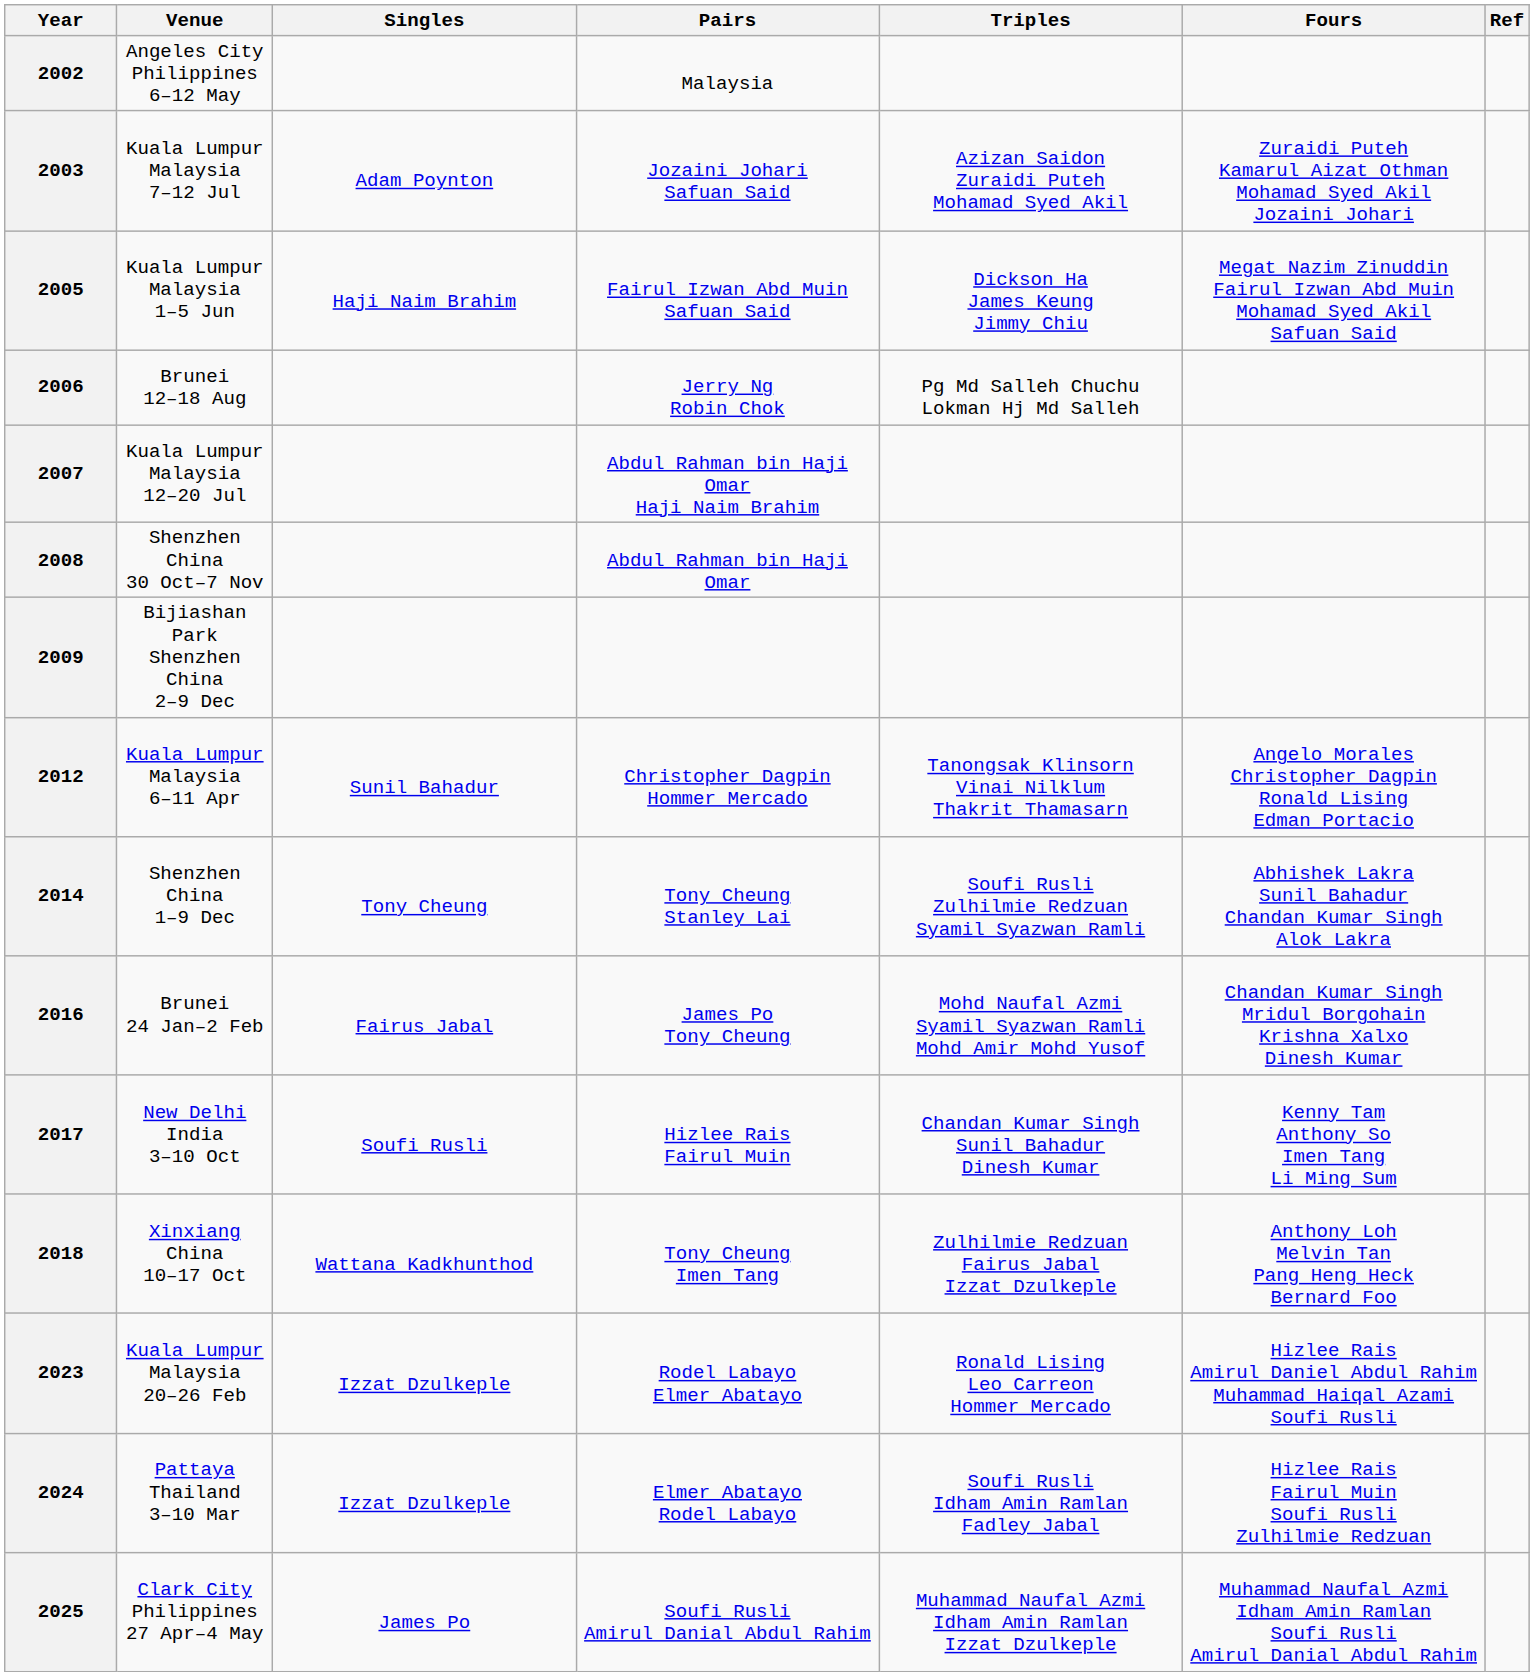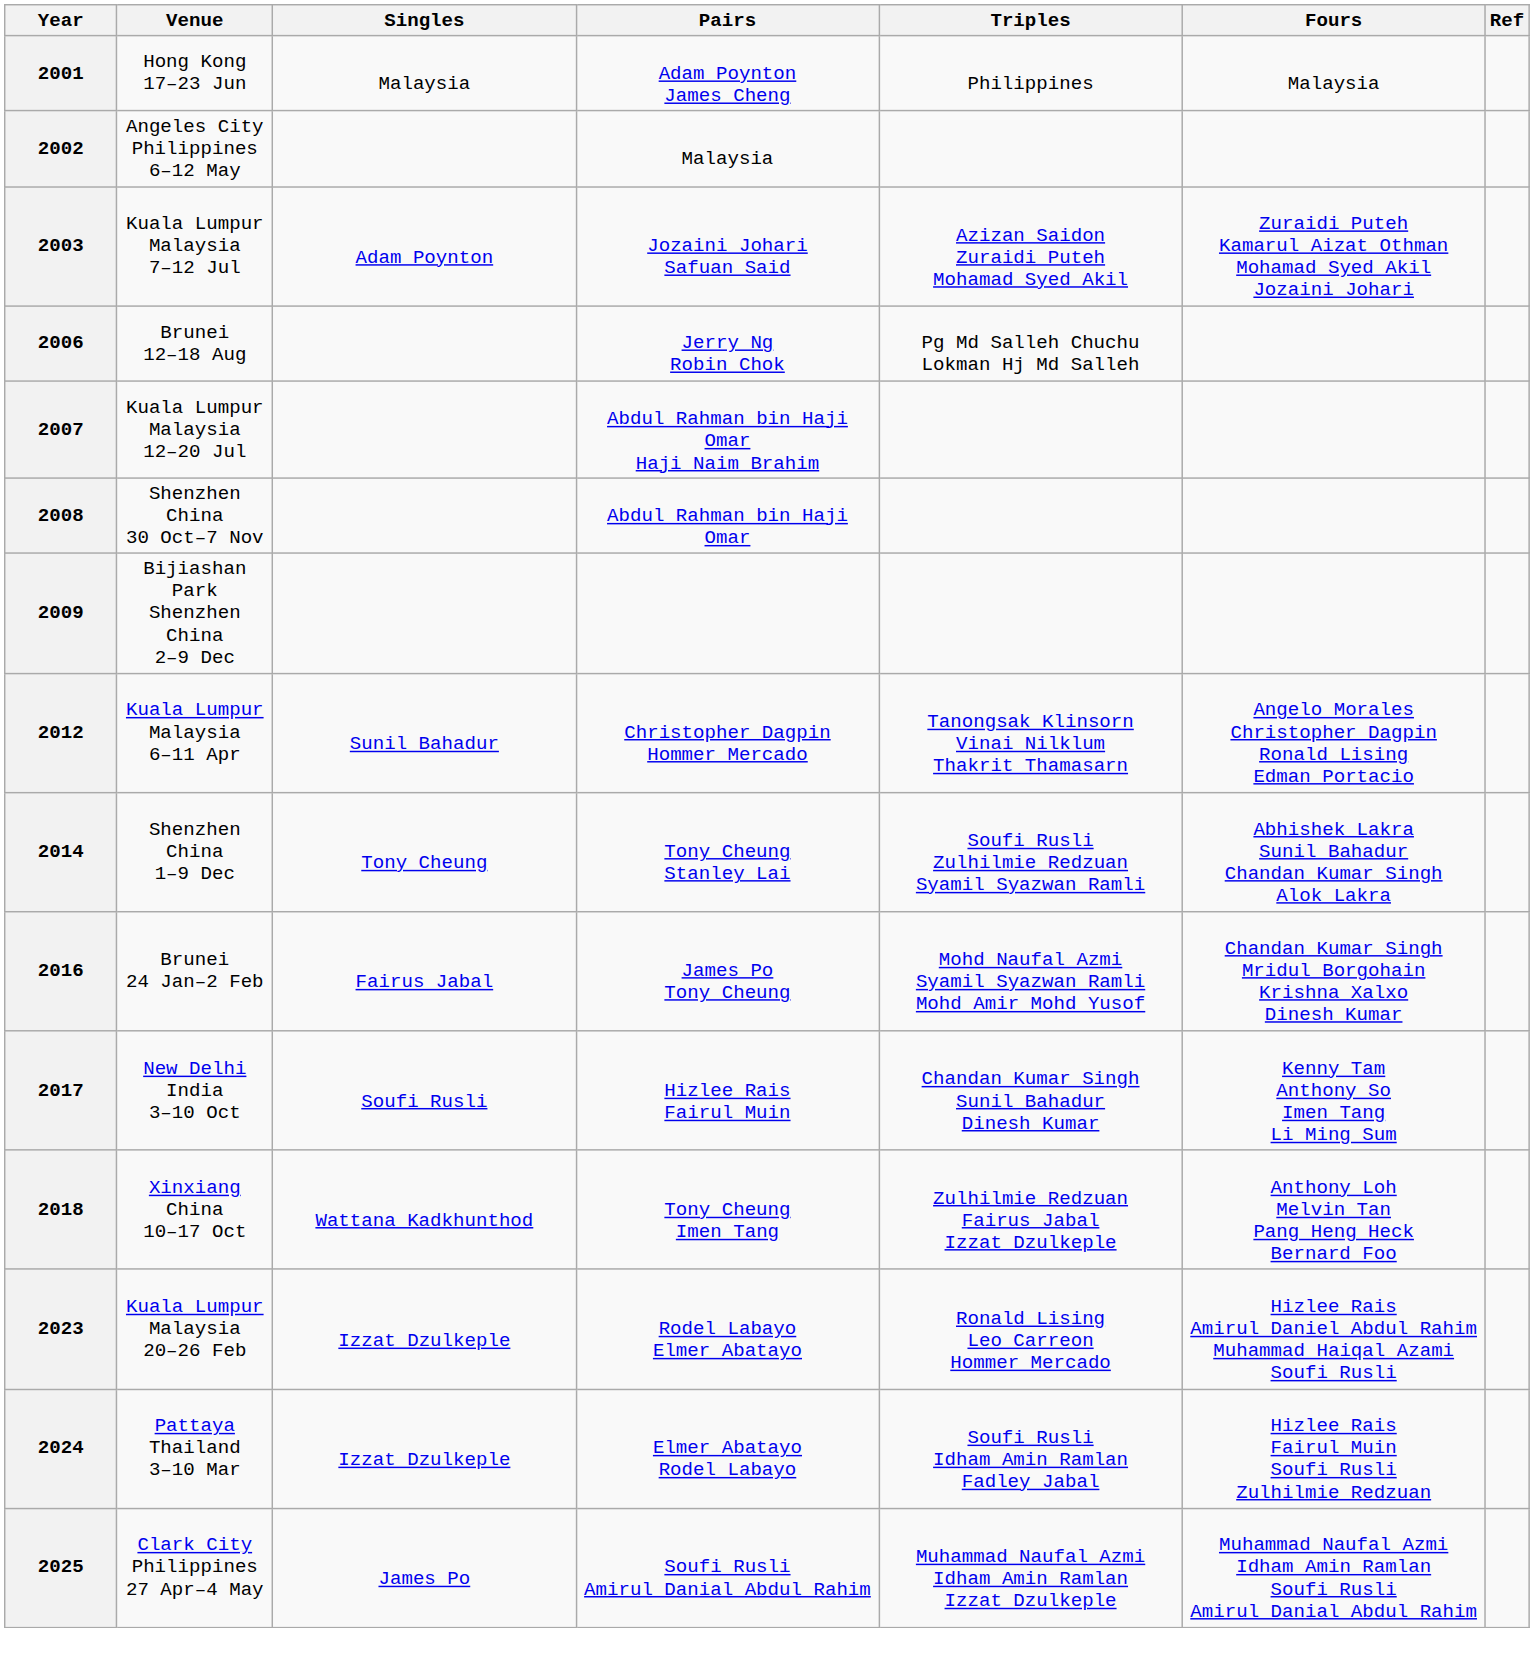+ row: (61, 74)
- row: (61, 290)
